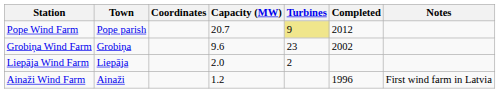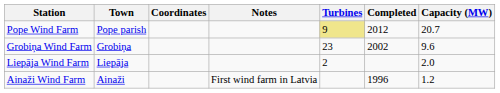columns swapped: (246, 12) <-> (439, 12)
